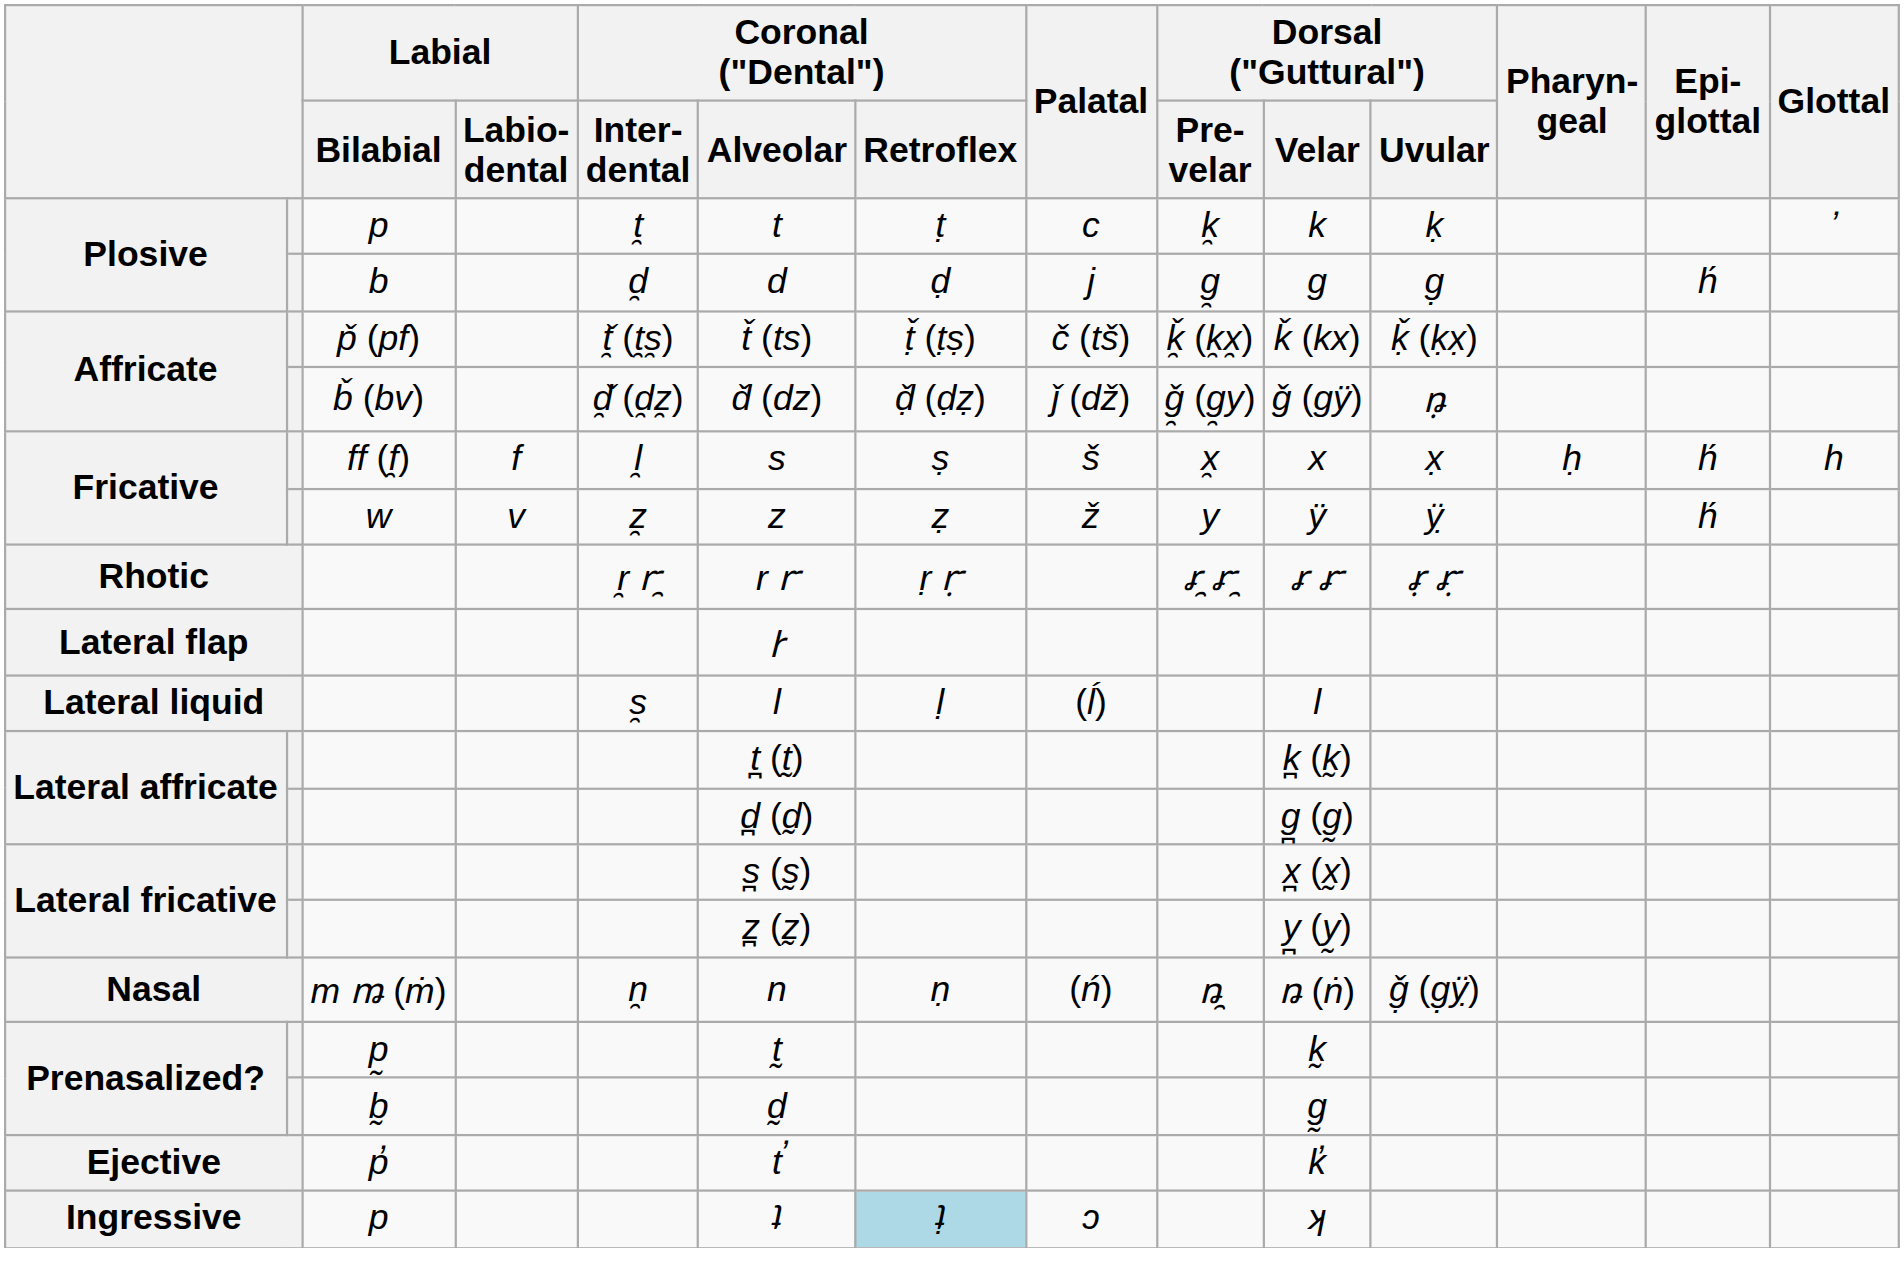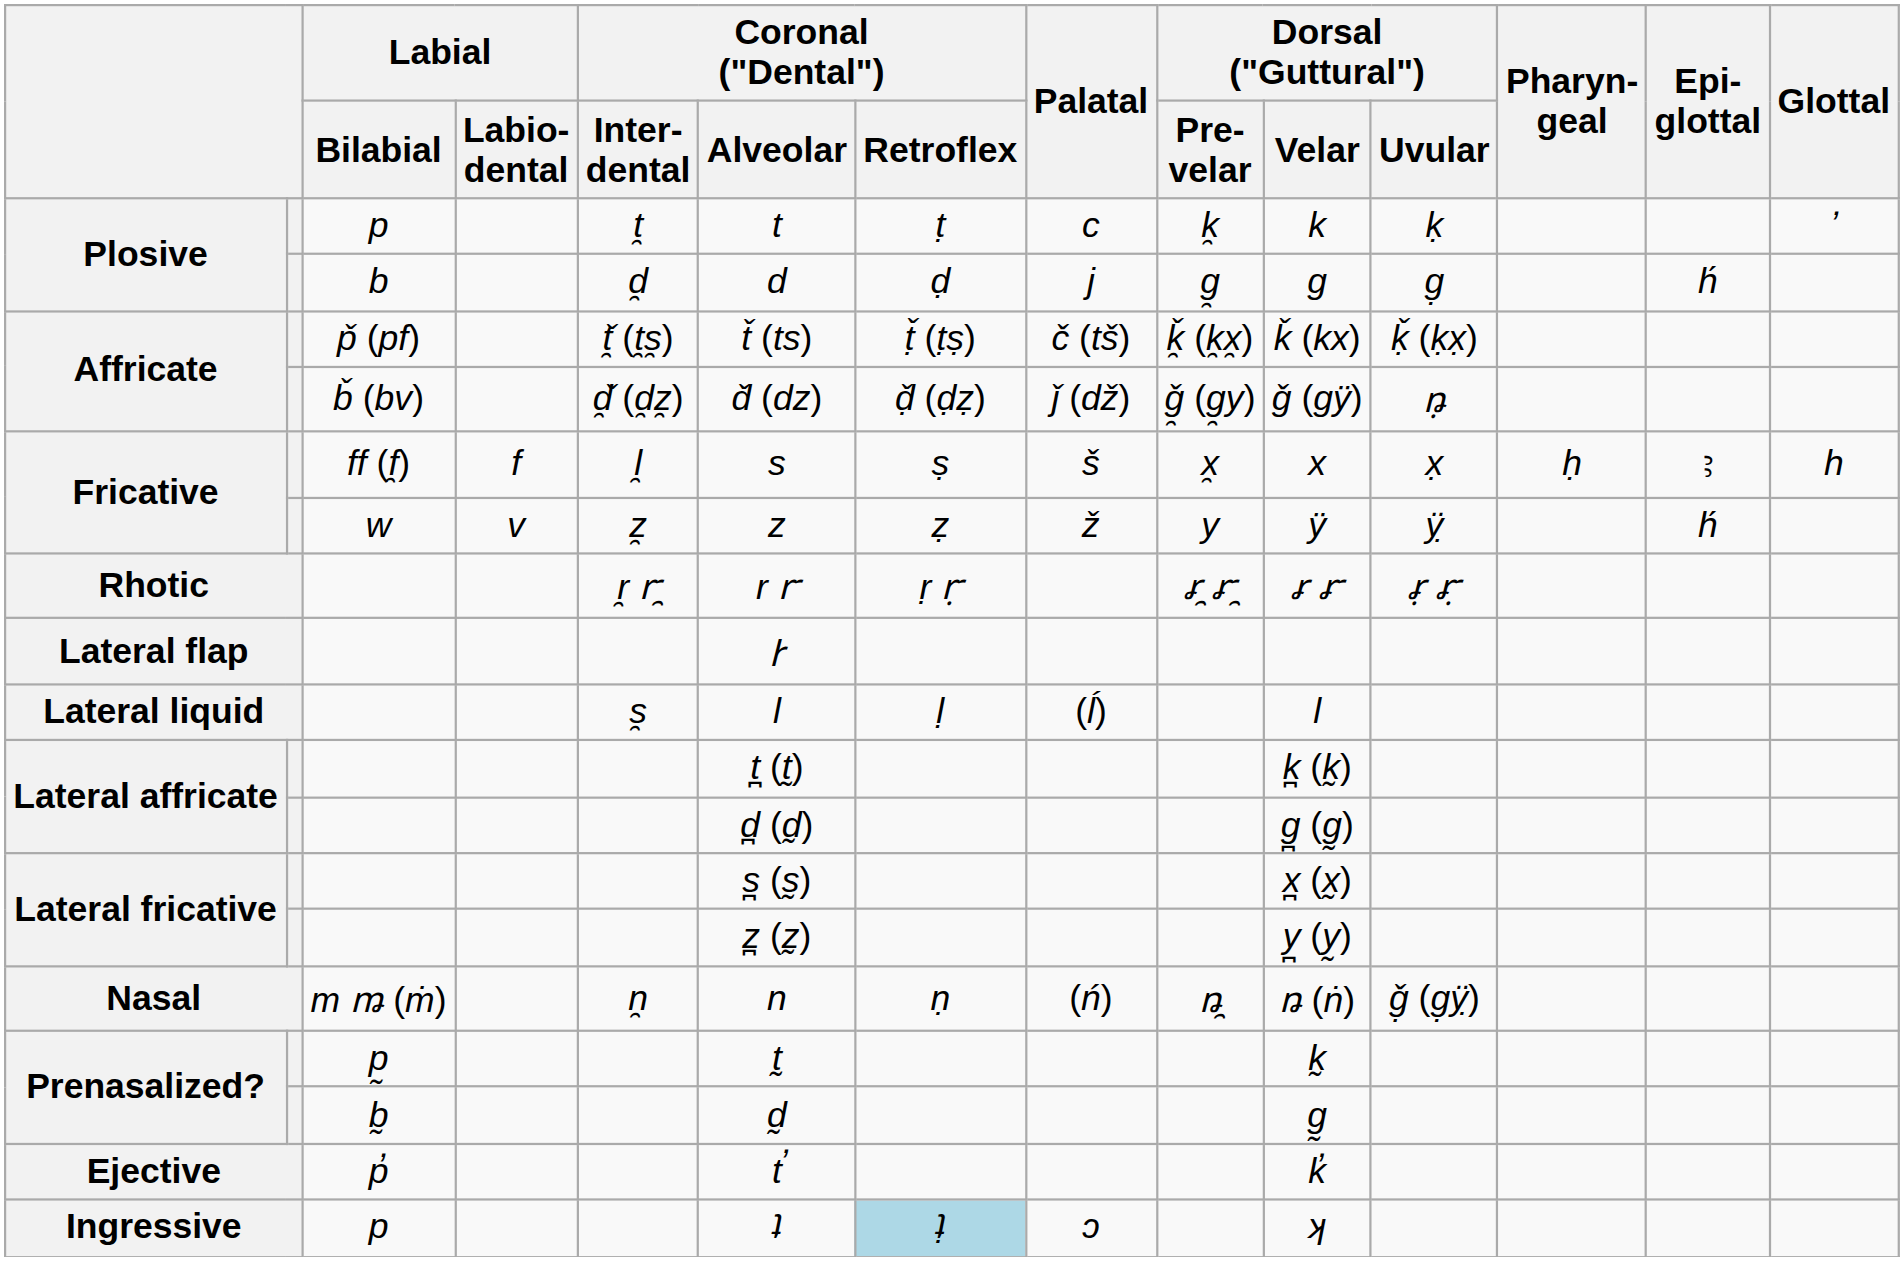(1708, 459) h́ -> (1708, 466) ꜣ
